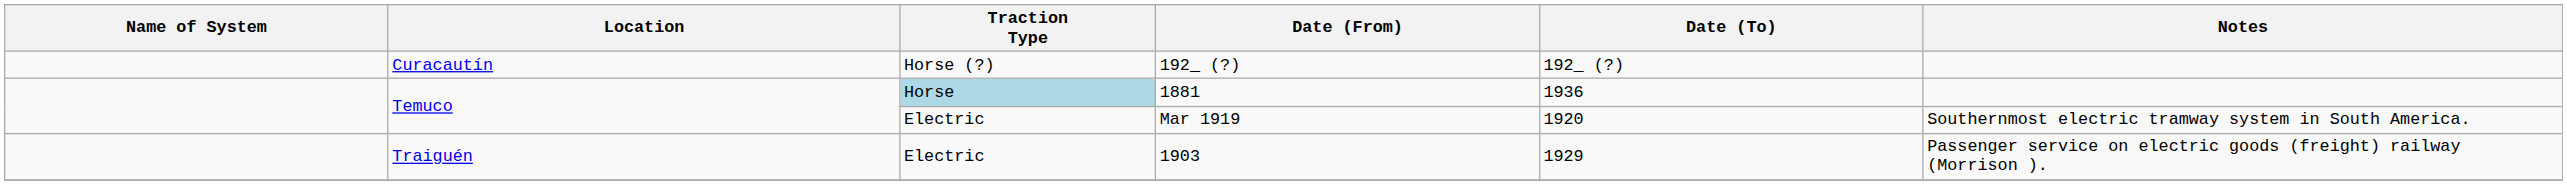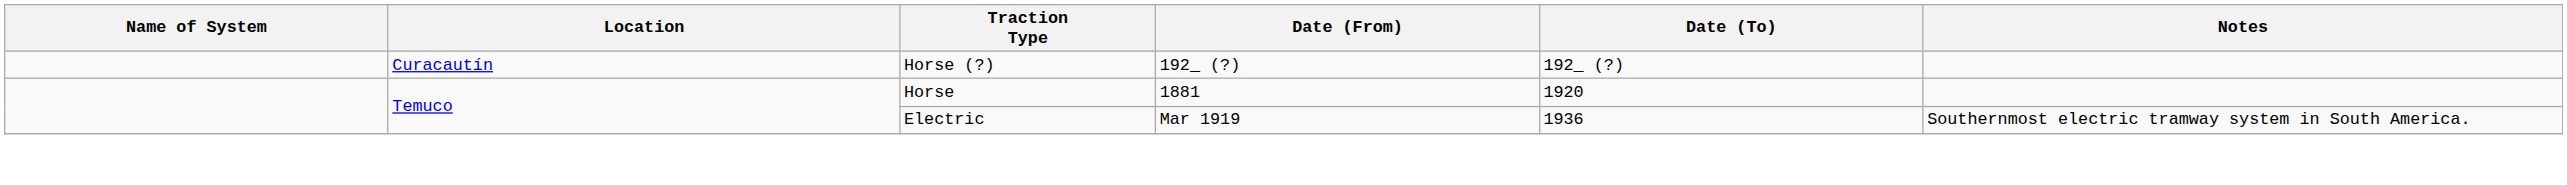(929, 92) lightblue background -> (929, 92) no background
(1564, 92) 1936 -> (1564, 92) 1920
(1564, 120) 1920 -> (1564, 120) 1936
- row: (1180, 157)
